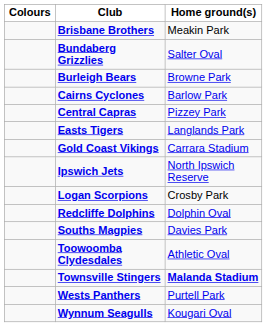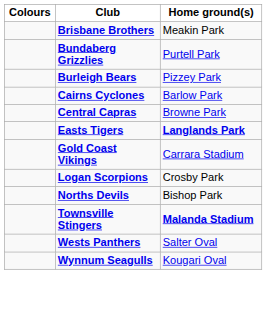(195, 54) Salter Oval -> (191, 54) Purtell Park
(199, 78) Browne Park -> (192, 78) Pizzey Park
(197, 113) Pizzey Park -> (194, 113) Browne Park
(206, 130) normal -> (204, 130) bold
- row: (91, 171)
+ row: (93, 195)
- row: (106, 213)
- row: (100, 230)
- row: (90, 254)
(196, 295) Purtell Park -> (190, 243) Salter Oval
